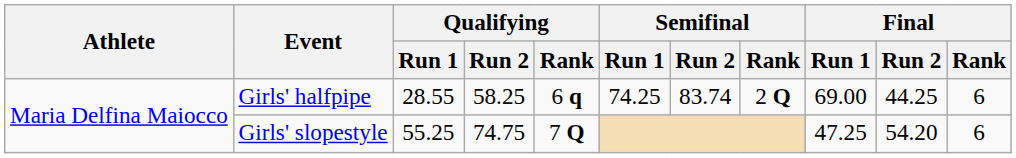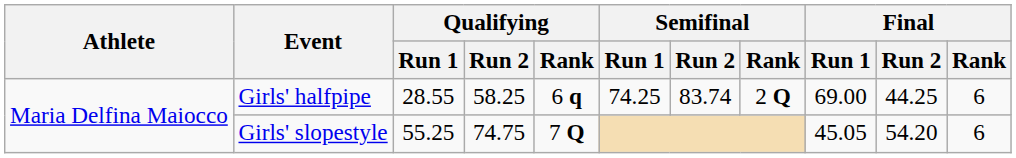(841, 133) 47.25 -> (841, 133) 45.05
